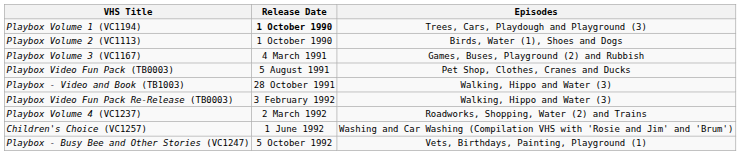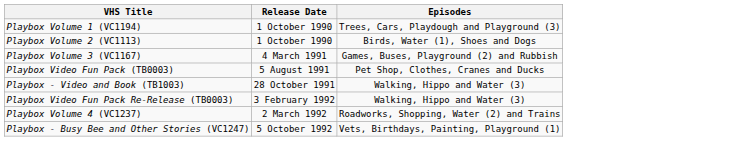(294, 26) bold -> (294, 26) normal
- row: (77, 129)
